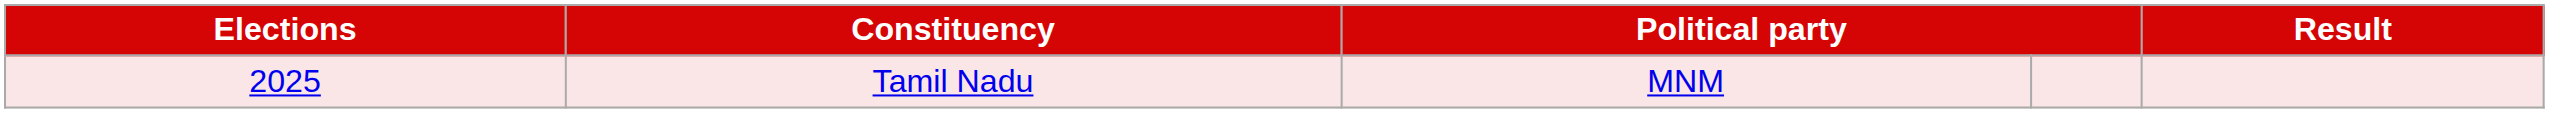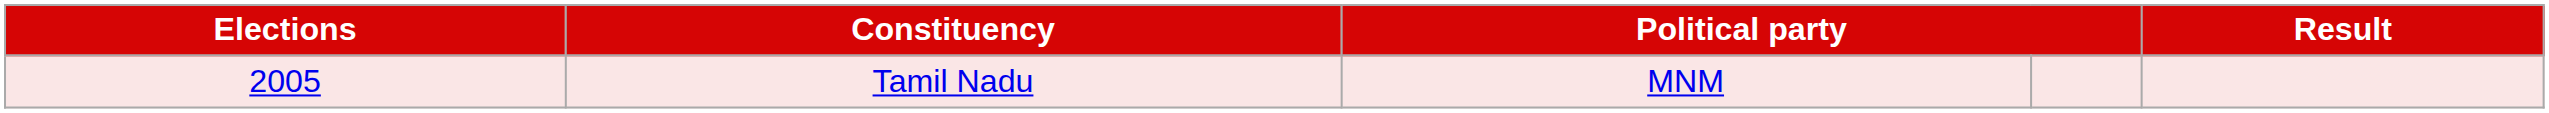(285, 81) 2025 -> (285, 81) 2005
